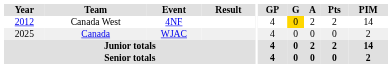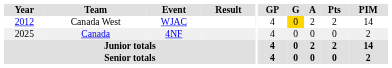(174, 22) 4NF -> (174, 22) WJAC
(174, 34) WJAC -> (174, 34) 4NF
